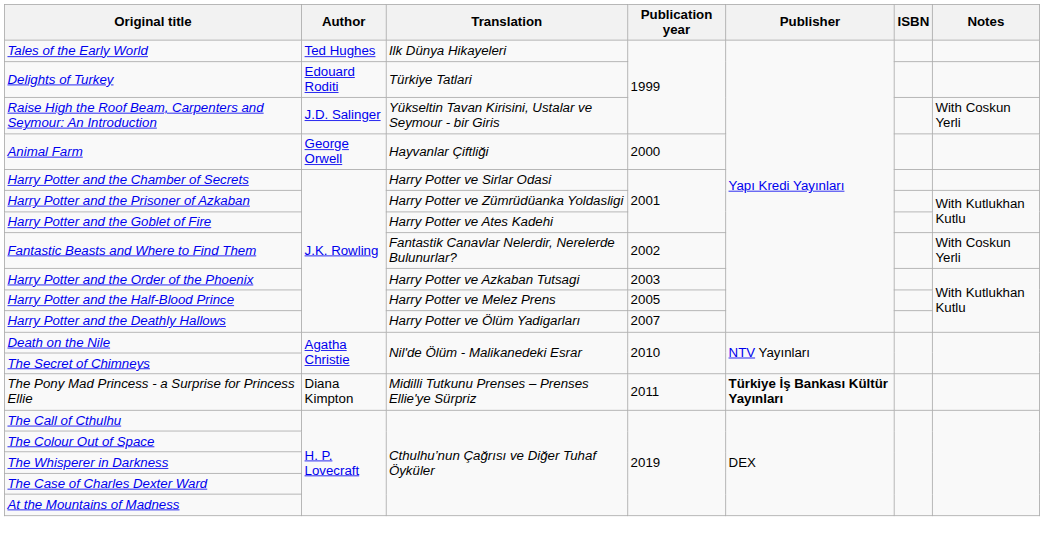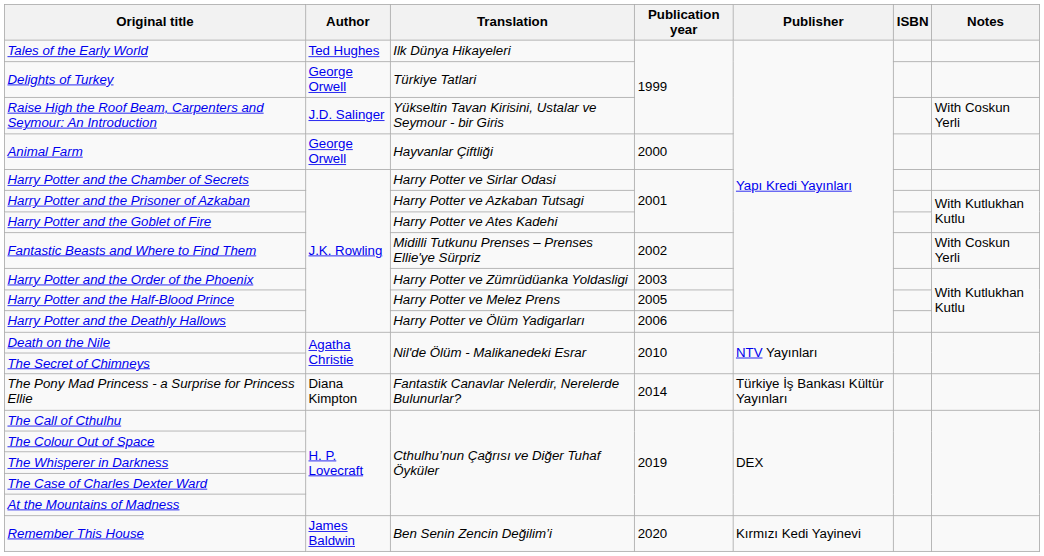(330, 79) Edouard Roditi -> (331, 79) George Orwell
(506, 201) Harry Potter ve Zümrüdüanka Yoldasligi -> (488, 201) Harry Potter ve Azkaban Tutsagi
(502, 250) Fantastik Canavlar Nelerdir, Nerelerde Bulunurlar? -> (493, 250) Midilli Tutkunu Prenses – Prenses Ellie'ye Sürpriz
(484, 279) Harry Potter ve Azkaban Tutsagi -> (510, 279) Harry Potter ve Zümrüdüanka Yoldasligi
(645, 321) 2007 -> (652, 321) 2006
(489, 392) Midilli Tutkunu Prenses – Prenses Ellie'ye Sürpriz -> (506, 392) Fantastik Canavlar Nelerdir, Nerelerde Bulunurlar?
(645, 392) 2011 -> (652, 392) 2014
(808, 392) bold -> (810, 392) normal
+ row: (76, 533)
